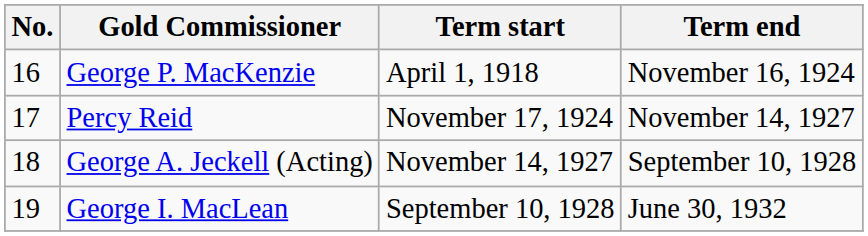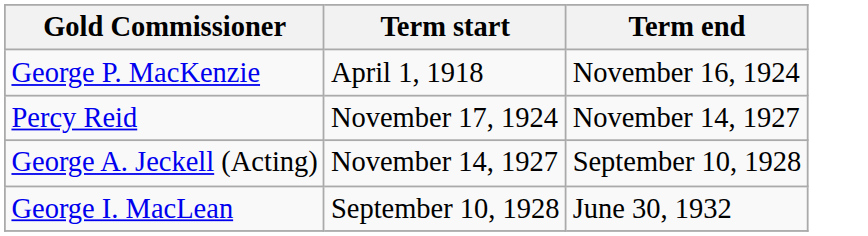- column: (32, 27)
